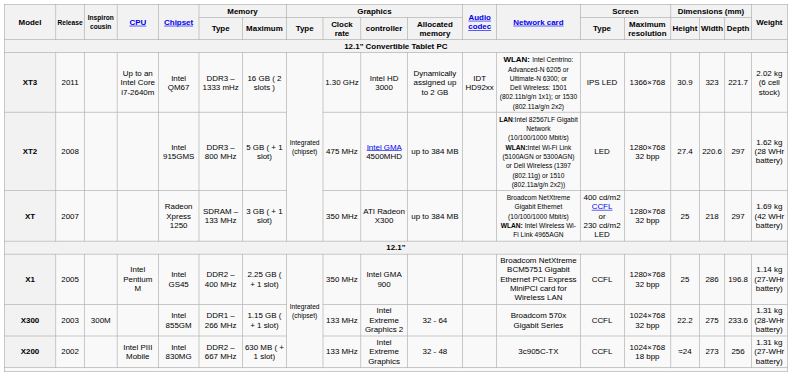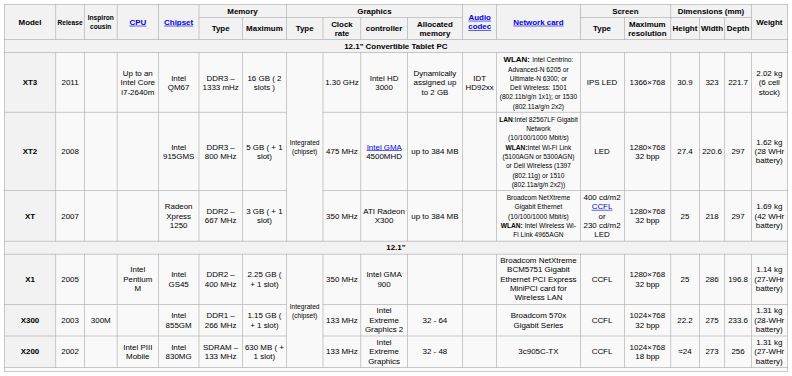(221, 216) SDRAM – 133 MHz -> (221, 216) DDR2 –667 MHz
(221, 352) DDR2 –667 MHz -> (221, 352) SDRAM – 133 MHz
